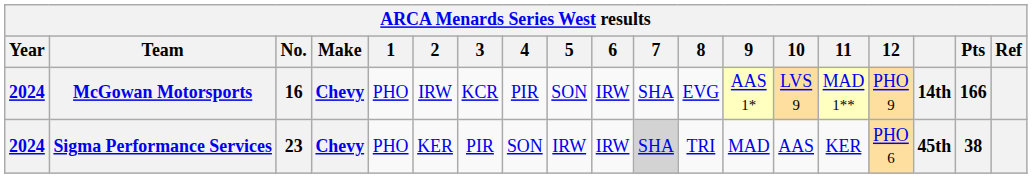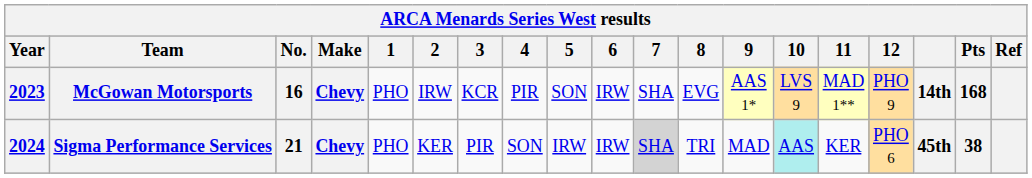(27, 93) 2024 -> (27, 93) 2023
(973, 93) 166 -> (973, 93) 168
(294, 146) 23 -> (294, 146) 21
(796, 146) no background -> (796, 146) paleturquoise background
